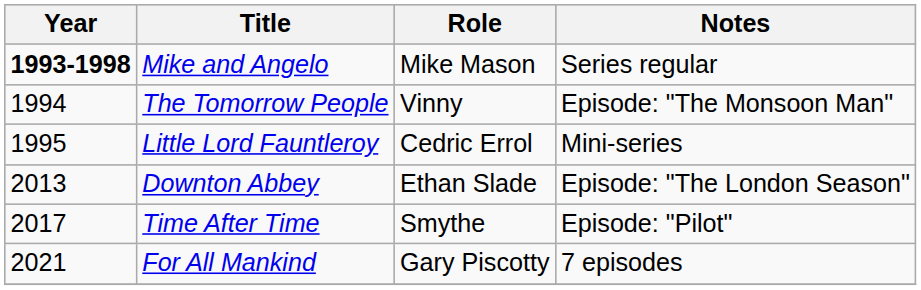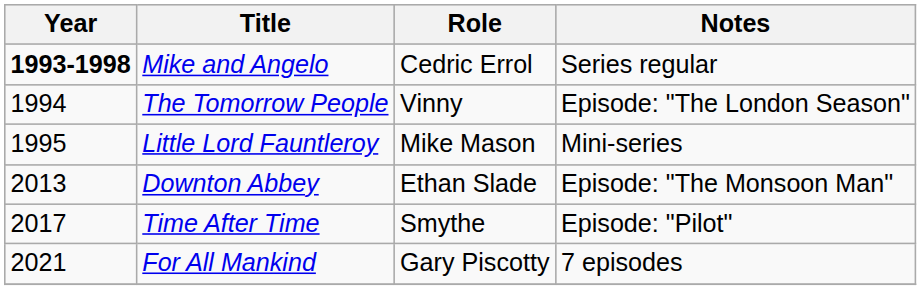(468, 64) Mike Mason -> (466, 64) Cedric Errol
(727, 104) Episode: "The Monsoon Man" -> (735, 104) Episode: "The London Season"
(466, 143) Cedric Errol -> (468, 143) Mike Mason
(735, 183) Episode: "The London Season" -> (727, 183) Episode: "The Monsoon Man"
